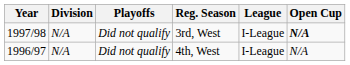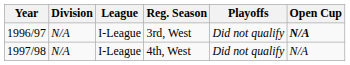columns swapped: (263, 13) <-> (134, 13)
(27, 32) 1997/98 -> (27, 32) 1996/97
(27, 51) 1996/97 -> (27, 51) 1997/98
